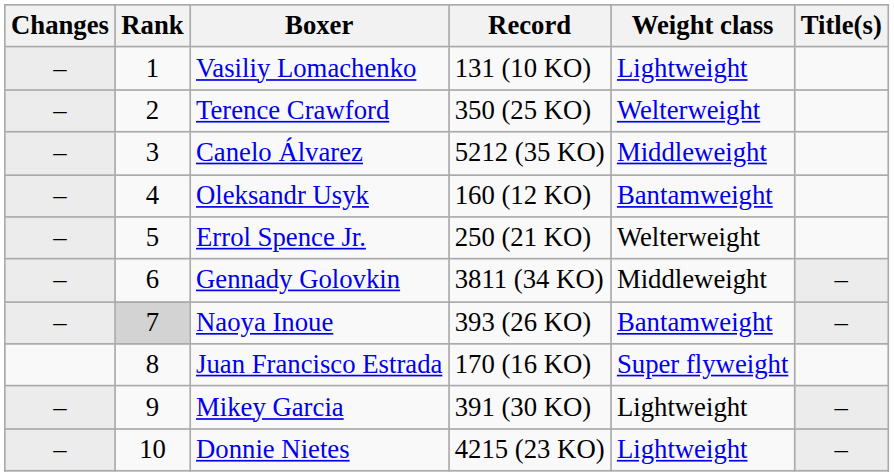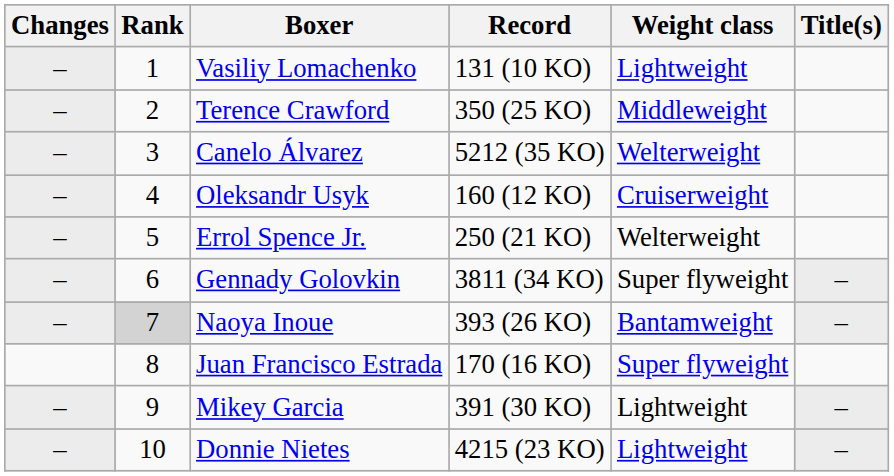(689, 110) Welterweight -> (692, 110) Middleweight
(692, 152) Middleweight -> (689, 152) Welterweight
(695, 195) Bantamweight -> (693, 195) Cruiserweight
(692, 279) Middleweight -> (703, 279) Super flyweight
